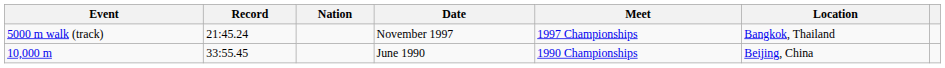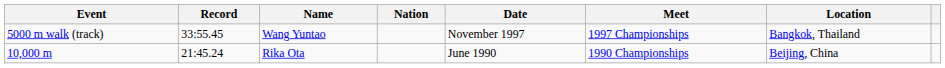+ column: (318, 14)
(227, 34) 21:45.24 -> (202, 34) 33:55.45
(227, 53) 33:55.45 -> (202, 53) 21:45.24
